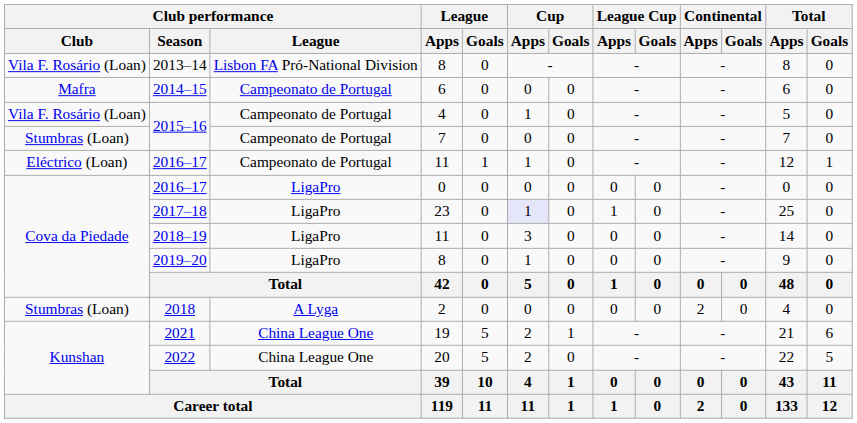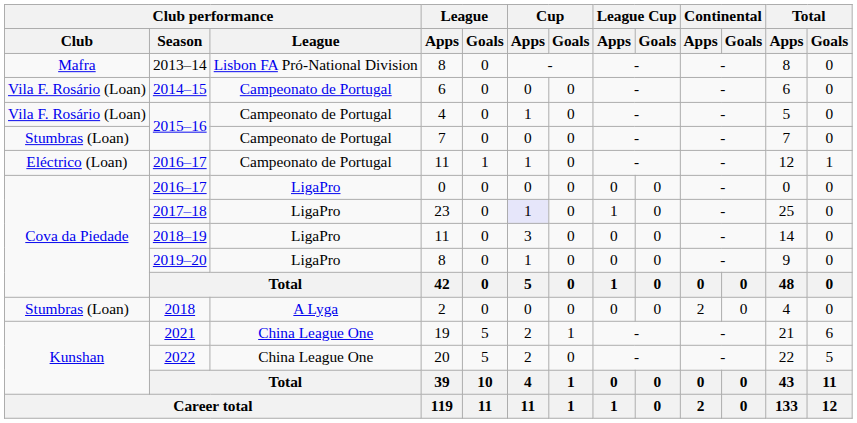(77, 65) Vila F. Rosário (Loan) -> (77, 65) Mafra
(77, 89) Mafra -> (77, 89) Vila F. Rosário (Loan)
